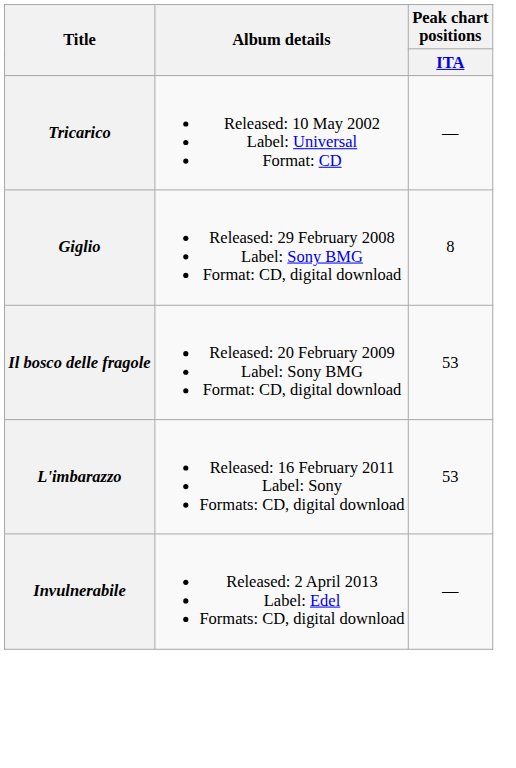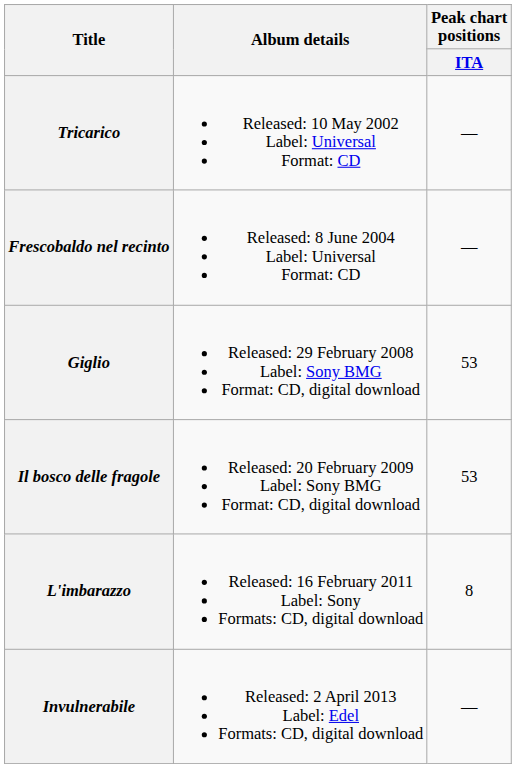+ row: (89, 247)
(450, 247) 8 -> (469, 362) 53
(450, 476) 53 -> (469, 591) 8
